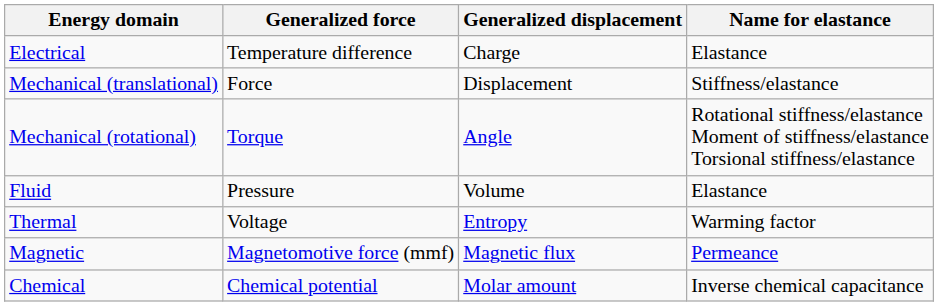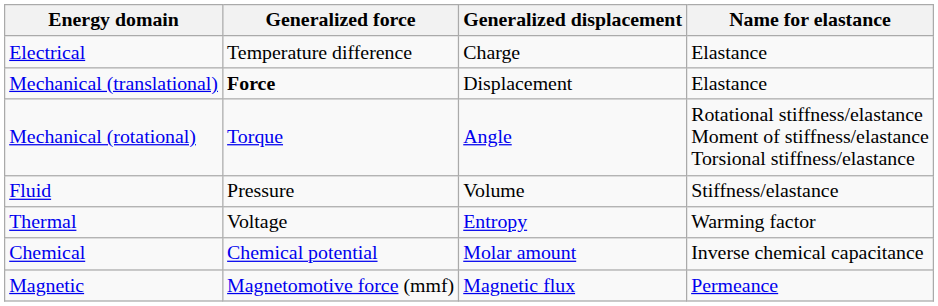(250, 83) normal -> (251, 83) bold
(765, 83) Stiffness/elastance -> (729, 83) Elastance
(729, 190) Elastance -> (765, 190) Stiffness/elastance
rows swapped: (47, 253) <-> (47, 285)
